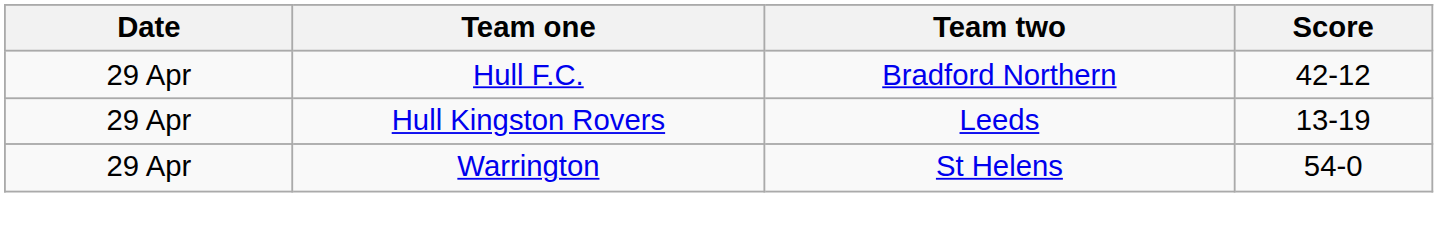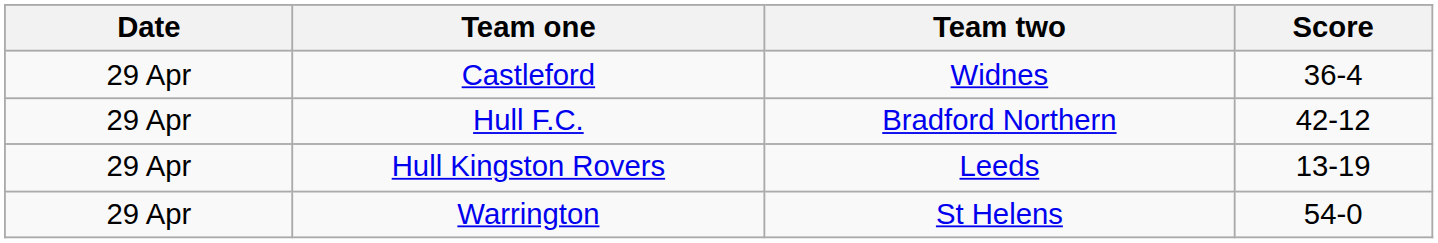+ row: (528, 74)
